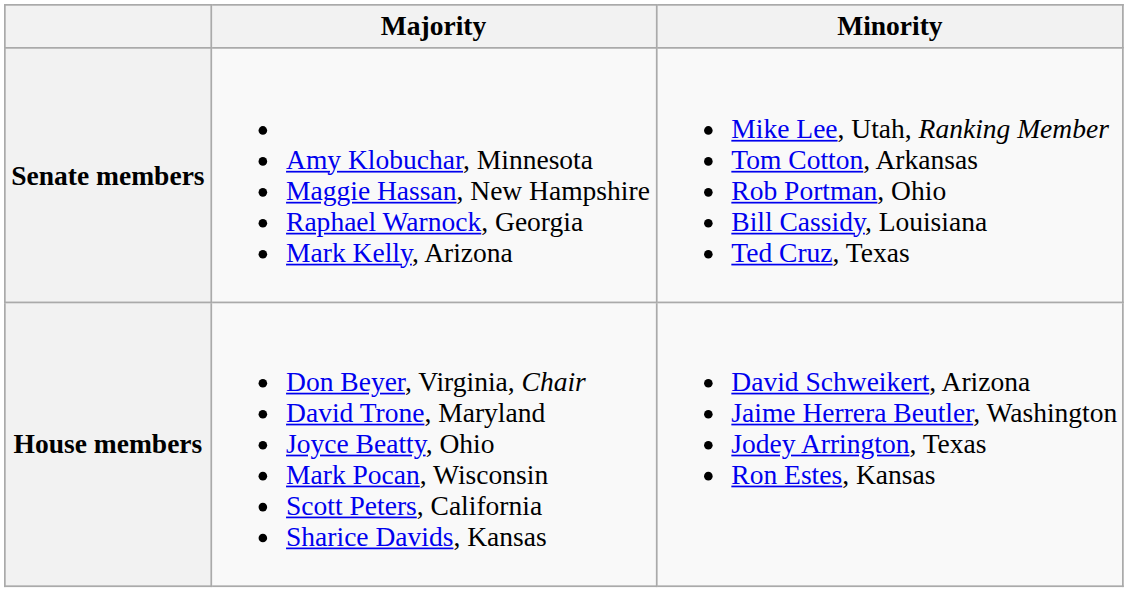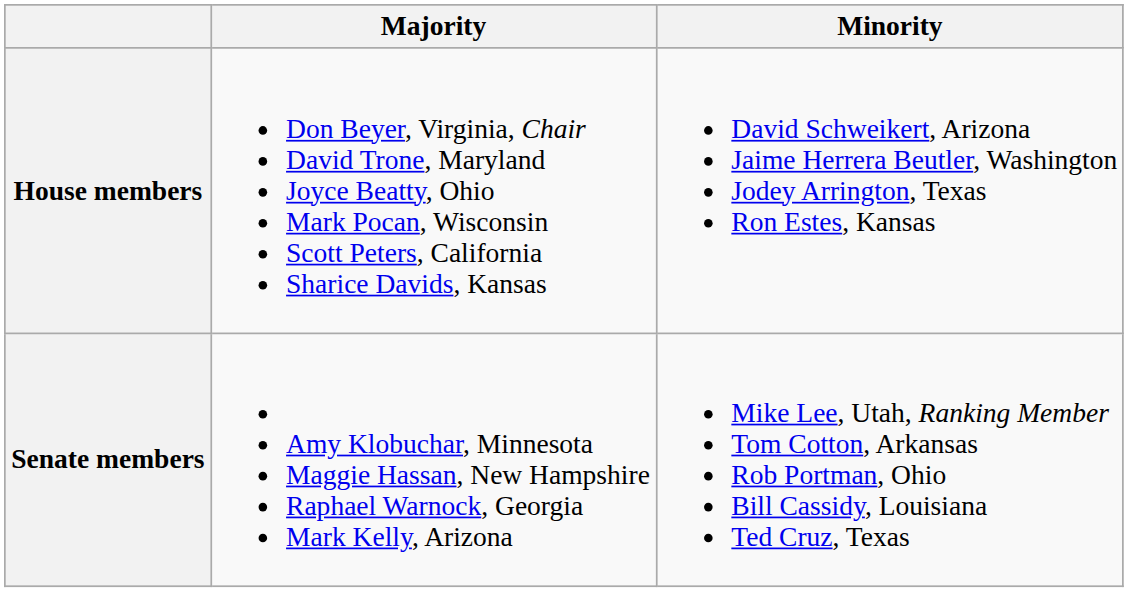rows swapped: (108, 174) <-> (108, 443)
